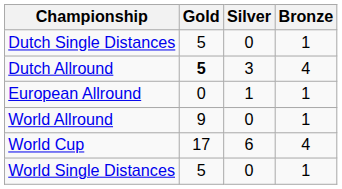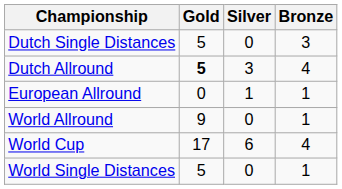(306, 42) 1 -> (306, 42) 3
